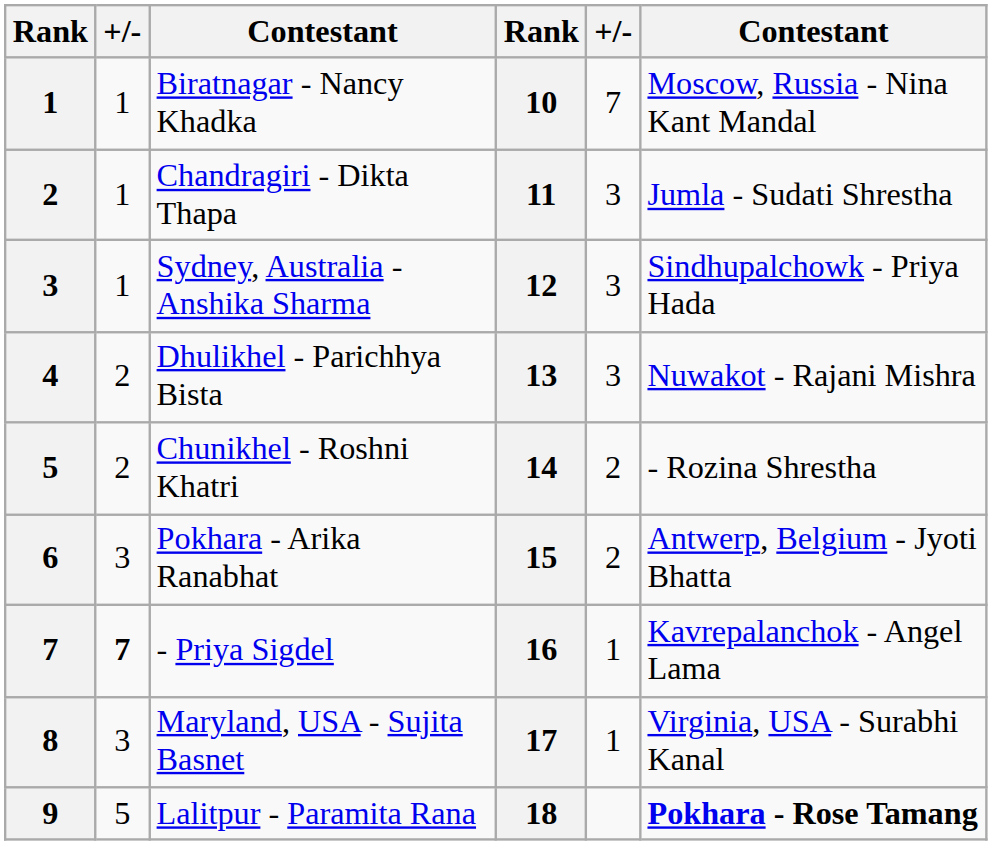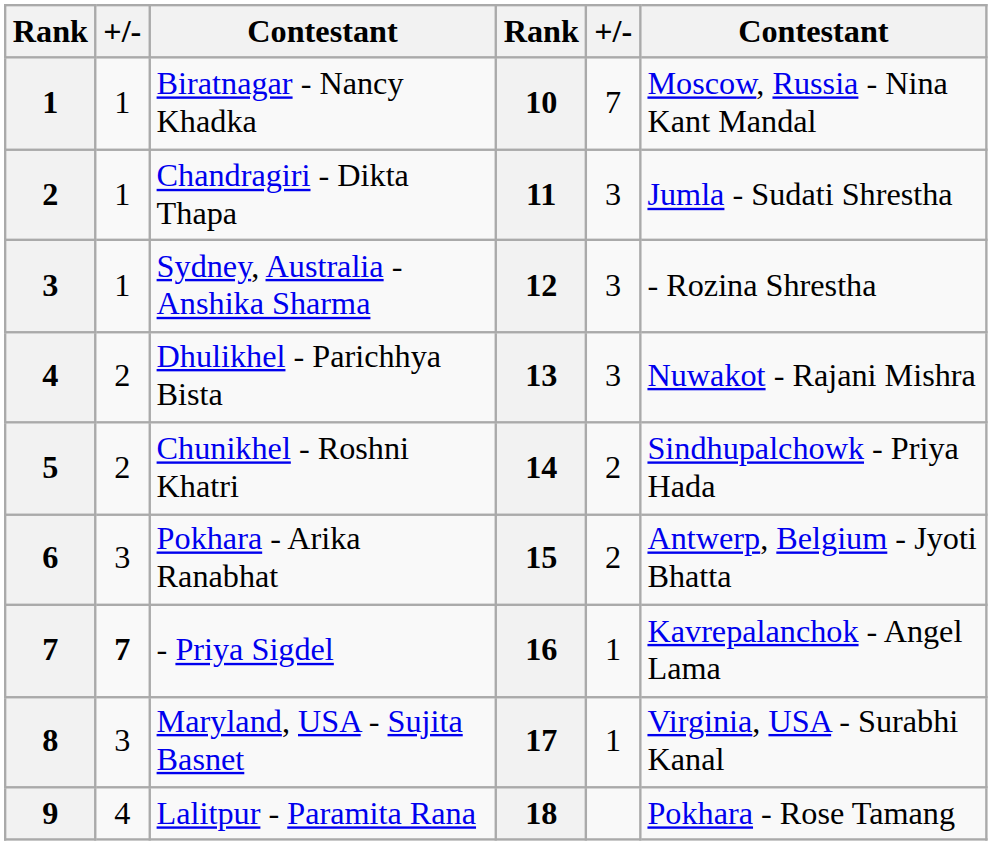(803, 285) Sindhupalchowk - Priya Hada -> (762, 285) - Rozina Shrestha
(762, 467) - Rozina Shrestha -> (803, 467) Sindhupalchowk - Priya Hada
(122, 812) 5 -> (122, 812) 4
(813, 812) bold -> (801, 812) normal
